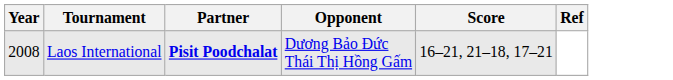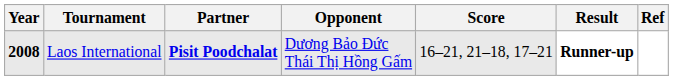+ column: (597, 17)
(24, 52) normal -> (24, 52) bold
